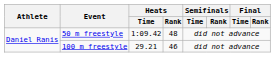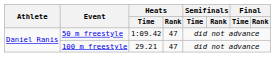(173, 34) 48 -> (173, 34) 47
(173, 46) 46 -> (173, 46) 47
